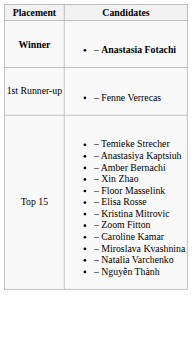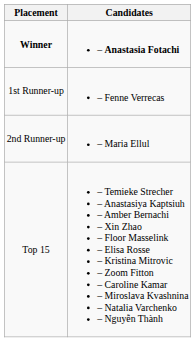+ row: (36, 139)
